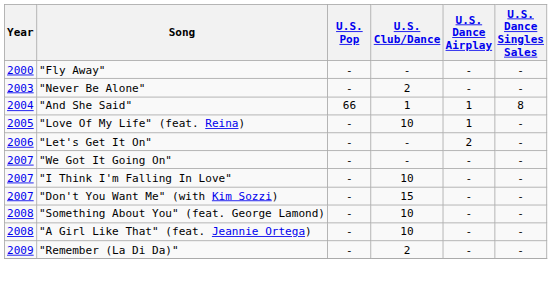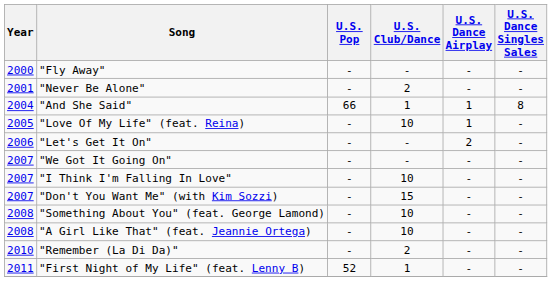(20, 88) 2003 -> (20, 88) 2001
(20, 250) 2009 -> (20, 250) 2010
+ row: (172, 268)
